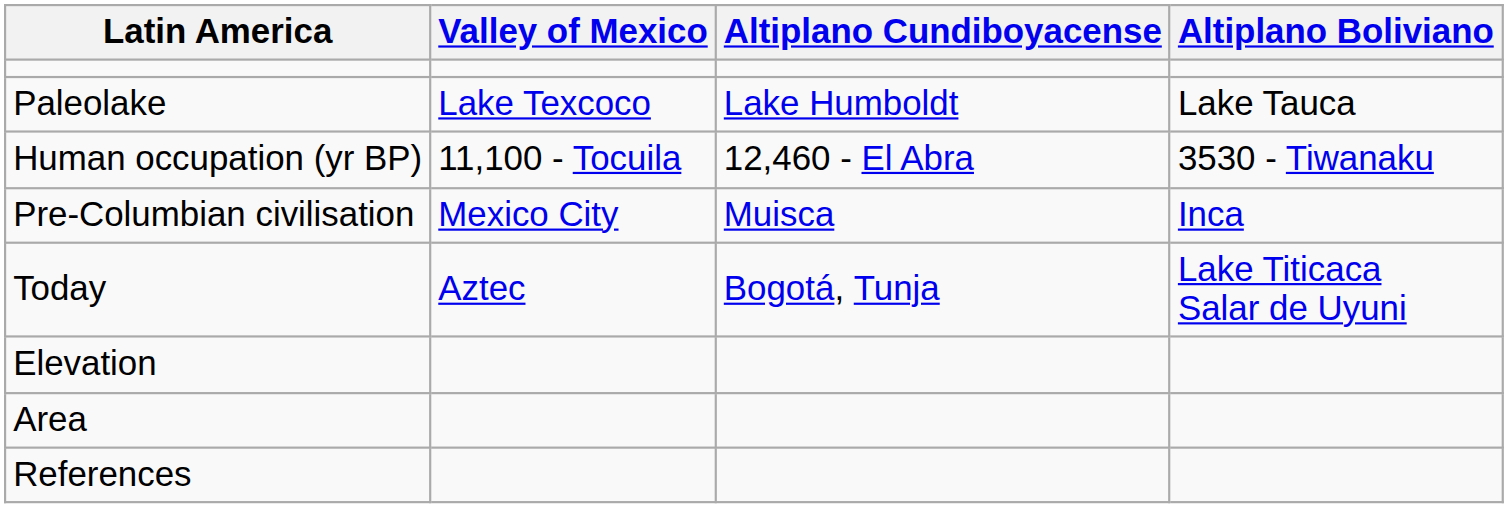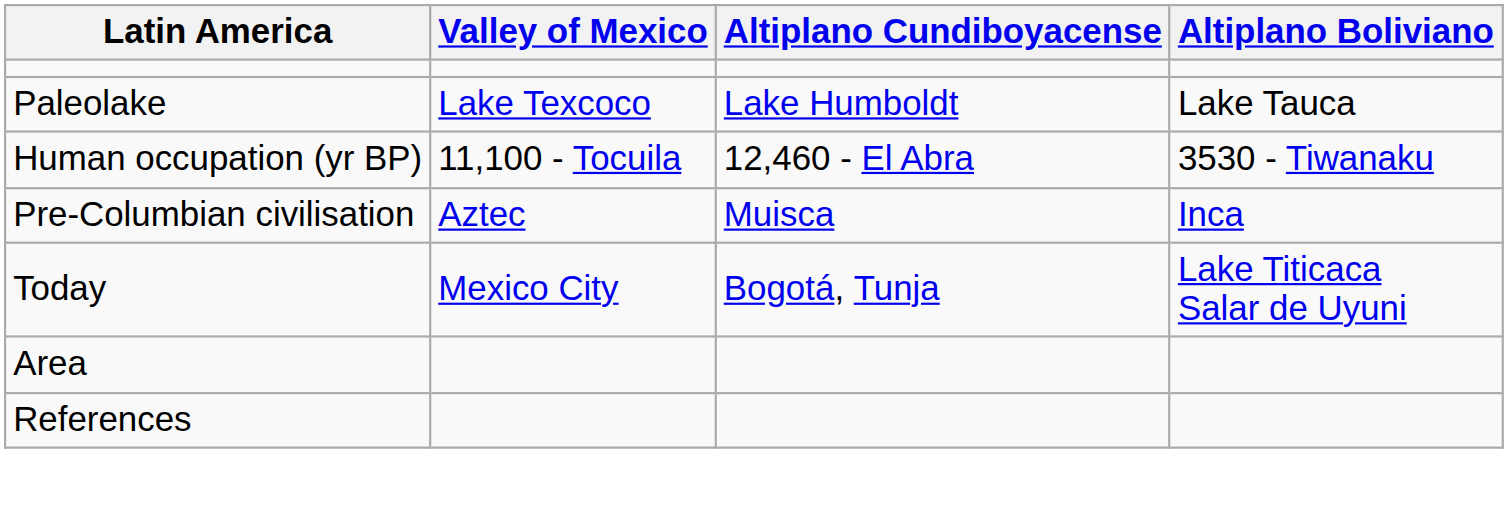(528, 214) Mexico City -> (482, 214) Aztec
(482, 289) Aztec -> (528, 289) Mexico City
- row: (85, 364)
